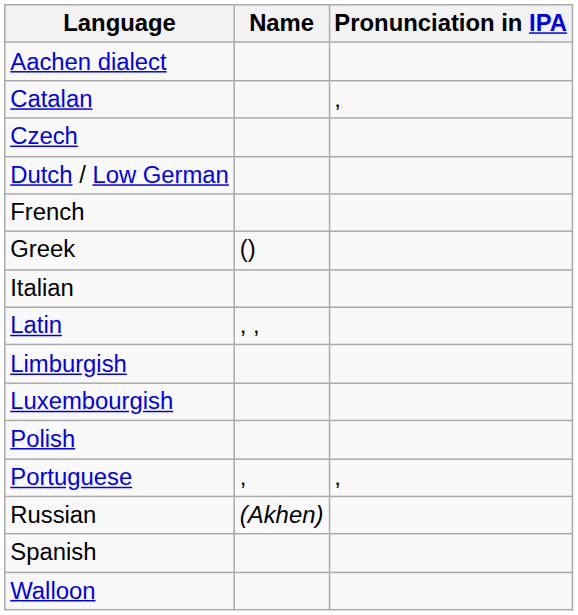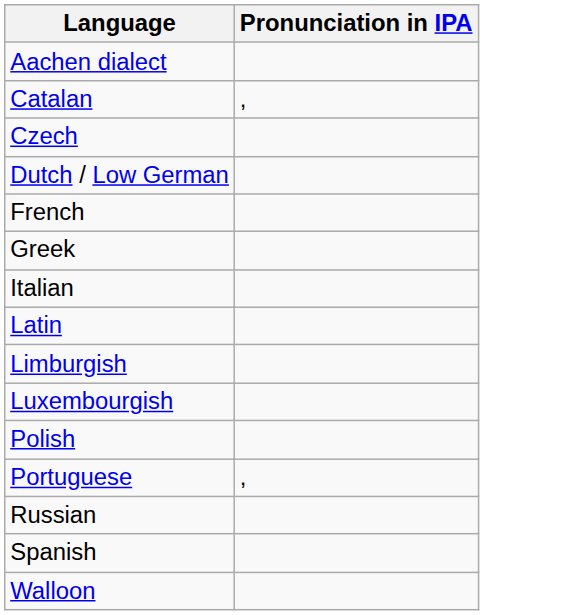- column: (282, 23)
